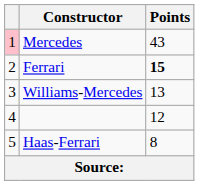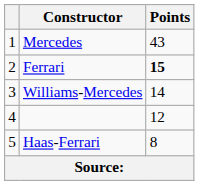(12, 41) pink background -> (12, 41) no background
(157, 92) 13 -> (157, 92) 14
